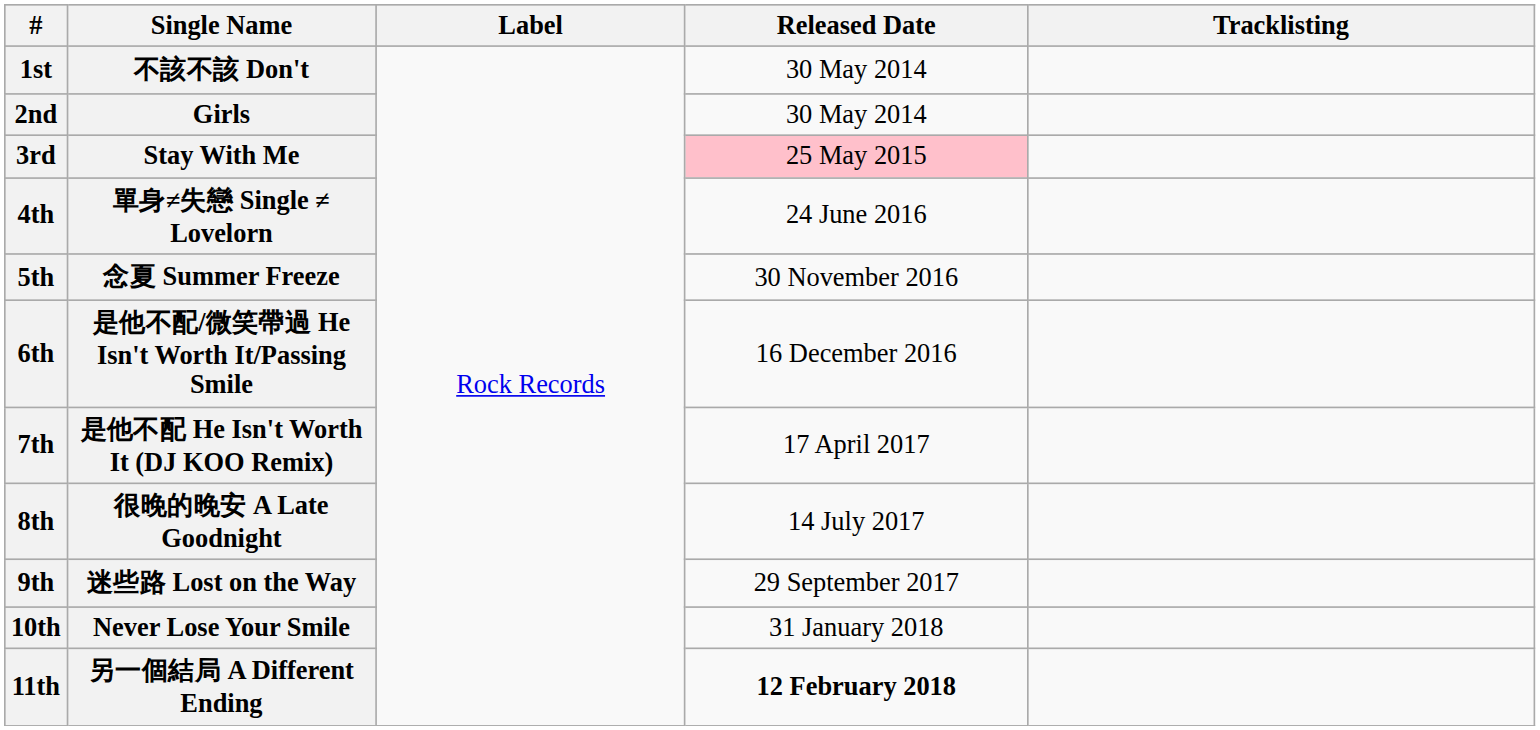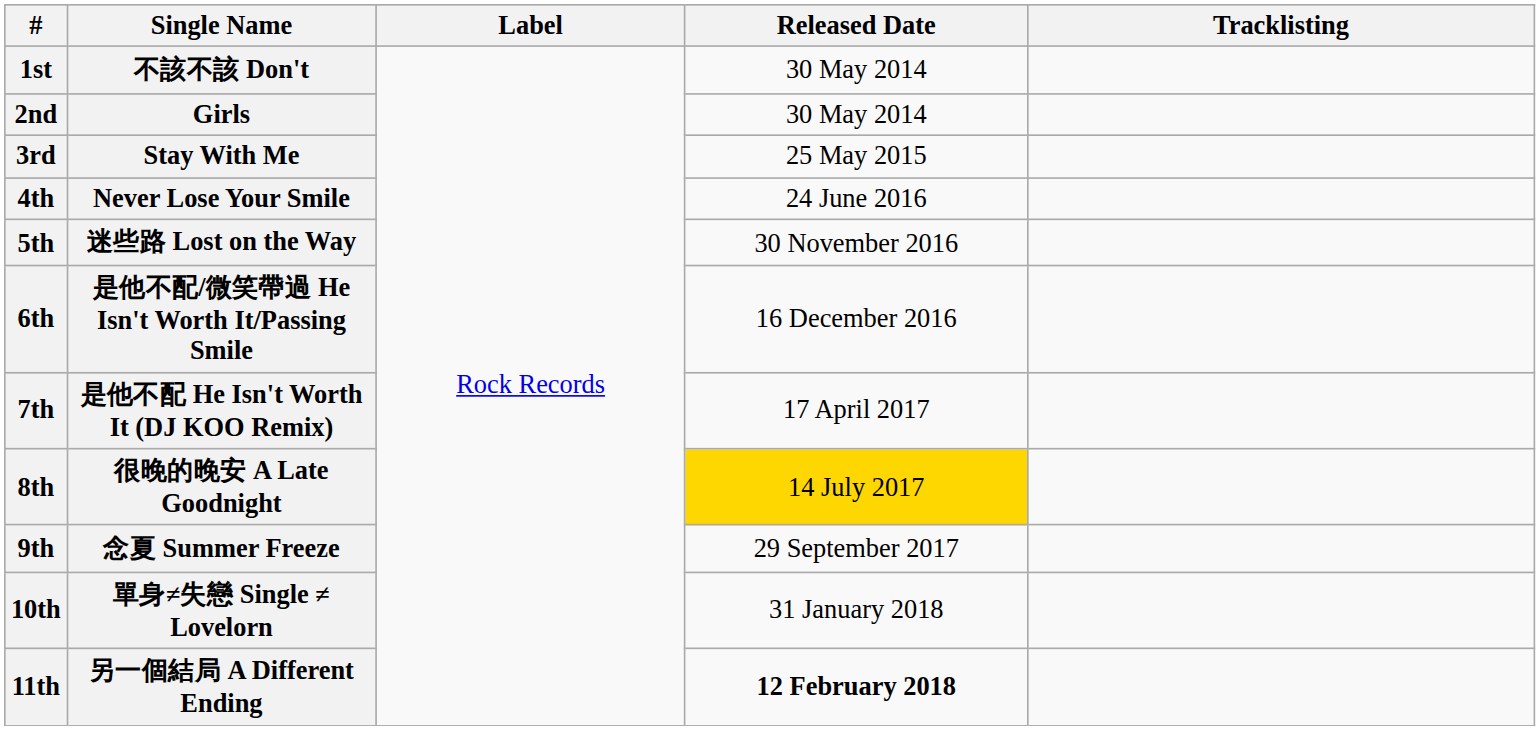(856, 155) pink background -> (856, 155) no background
(221, 216) 單身≠失戀 Single ≠ Lovelorn -> (221, 197) Never Lose Your Smile
(221, 276) 念夏 Summer Freeze -> (221, 241) 迷些路 Lost on the Way
(856, 521) no background -> (856, 486) gold background
(221, 582) 迷些路 Lost on the Way -> (221, 547) 念夏 Summer Freeze
(221, 627) Never Lose Your Smile -> (221, 610) 單身≠失戀 Single ≠ Lovelorn
